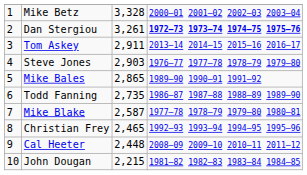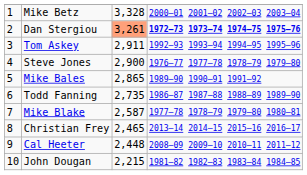(129, 29) no background -> (129, 29) lightsalmon background
(225, 46) 2013–14 2014–15 2015–16 2016–17 -> (225, 46) 1992–93 1993–94 1994–95 1995–96
(129, 62) 2,903 -> (129, 62) 2,900
(225, 128) 1992–93 1993–94 1994–95 1995–96 -> (225, 128) 2013–14 2014–15 2015–16 2016–17
